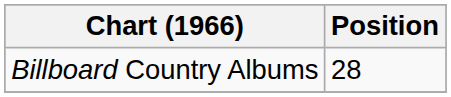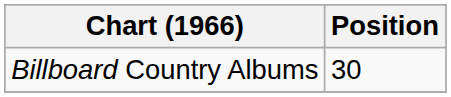(346, 69) 28 -> (346, 69) 30
